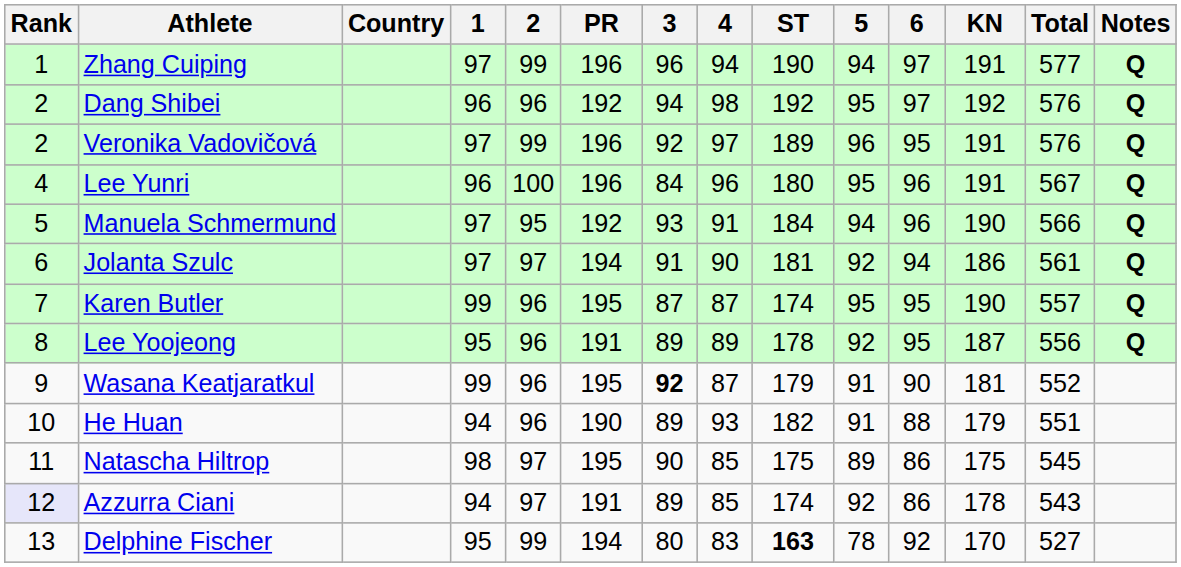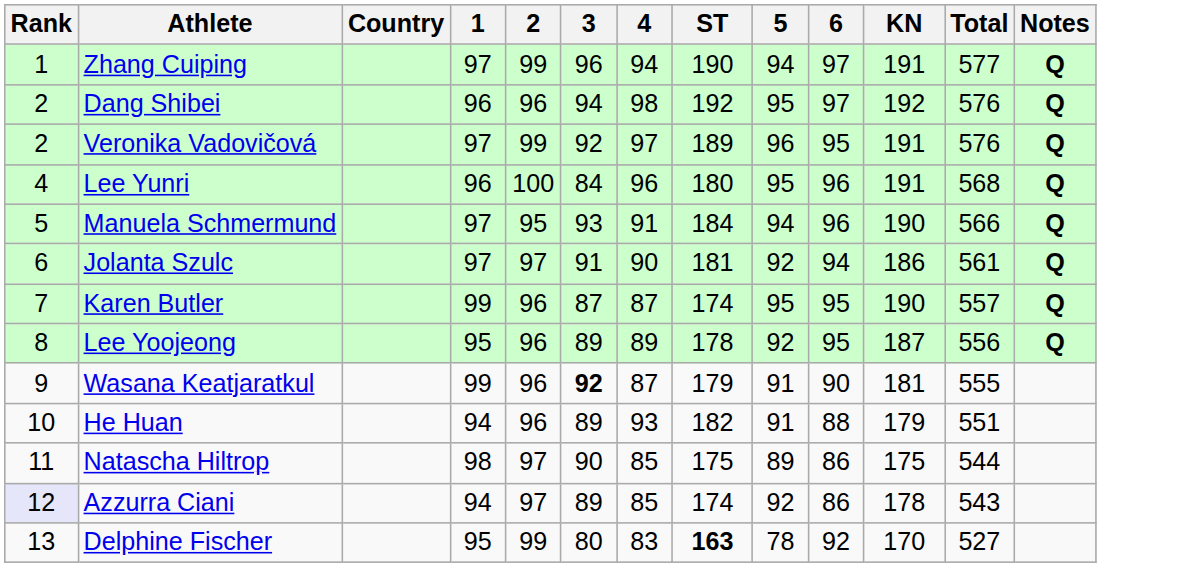- column: (601, 24)
(1060, 183) 567 -> (979, 183) 568
(1060, 382) 552 -> (979, 382) 555
(1060, 462) 545 -> (979, 462) 544
